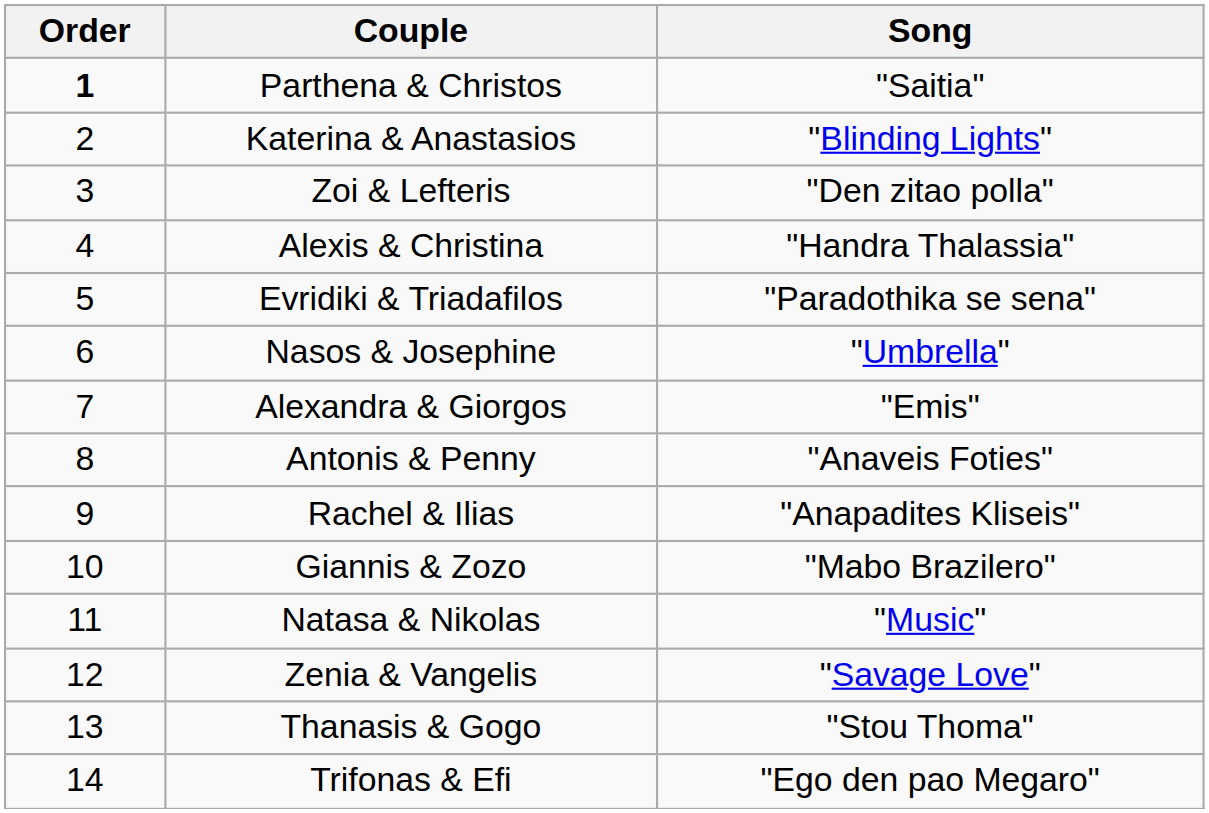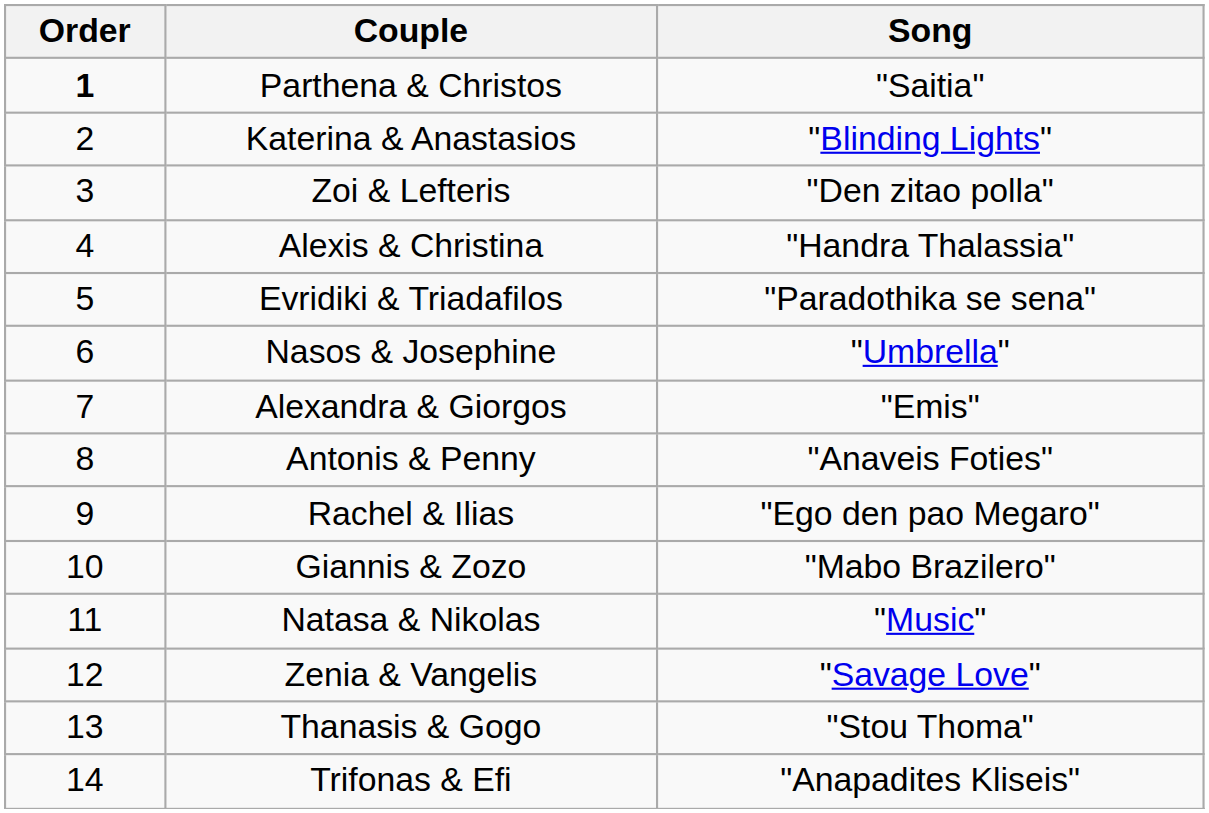(930, 513) "Anapadites Kliseis" -> (930, 513) "Ego den pao Megaro"
(930, 780) "Ego den pao Megaro" -> (930, 780) "Anapadites Kliseis"
